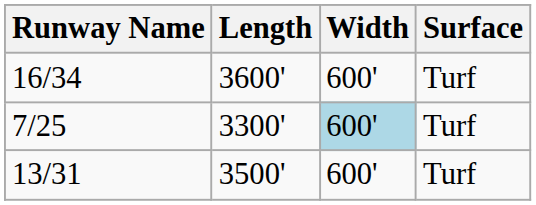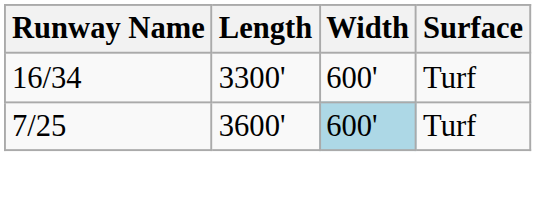(252, 77) 3600' -> (252, 77) 3300'
(252, 125) 3300' -> (252, 125) 3600'
- row: (47, 174)
